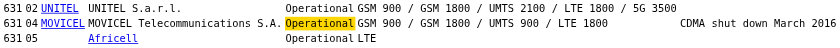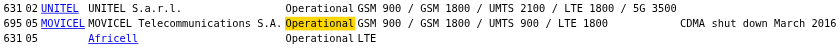(13, 24) 631 -> (13, 24) 695
(32, 24) 04 -> (32, 24) 05
